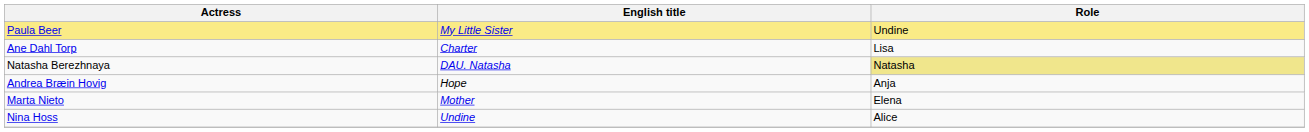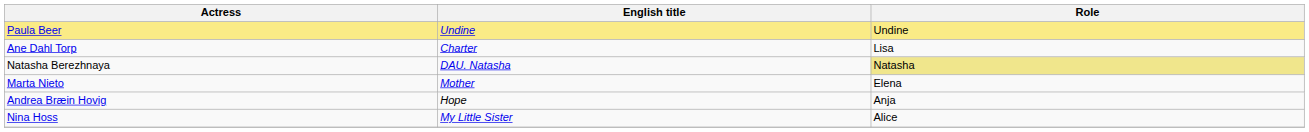(476, 30) My Little Sister -> (458, 30) Undine
rows swapped: (57, 83) <-> (35, 100)
(458, 118) Undine -> (476, 118) My Little Sister
